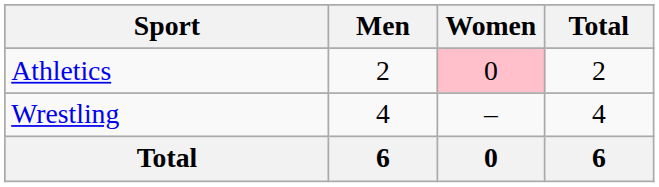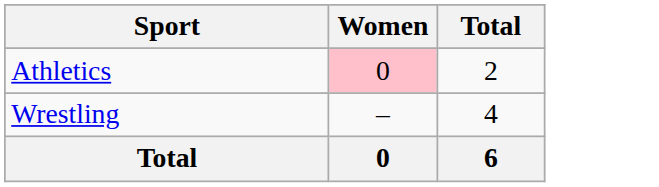- column: (383, 26)
